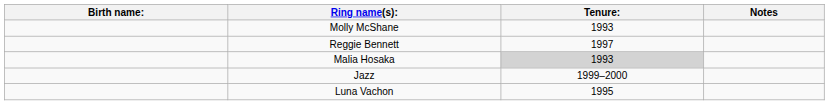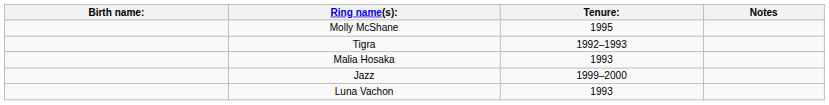(602, 28) 1993 -> (602, 28) 1995
+ row: (364, 44)
- row: (364, 44)
(602, 59) lightgrey background -> (602, 59) no background
(602, 91) 1995 -> (602, 91) 1993
